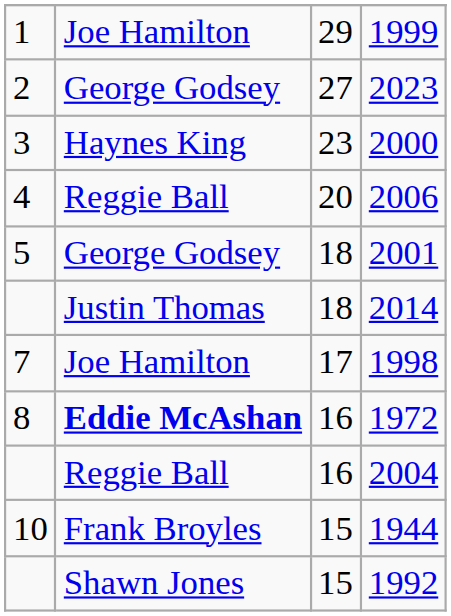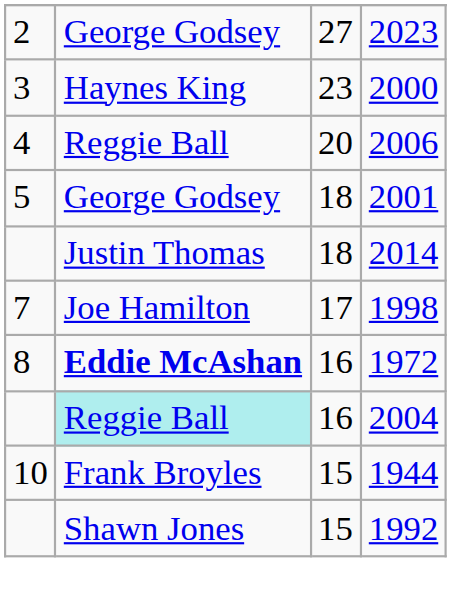- row: (404, 32)
(146, 472) no background -> (146, 417) paleturquoise background
